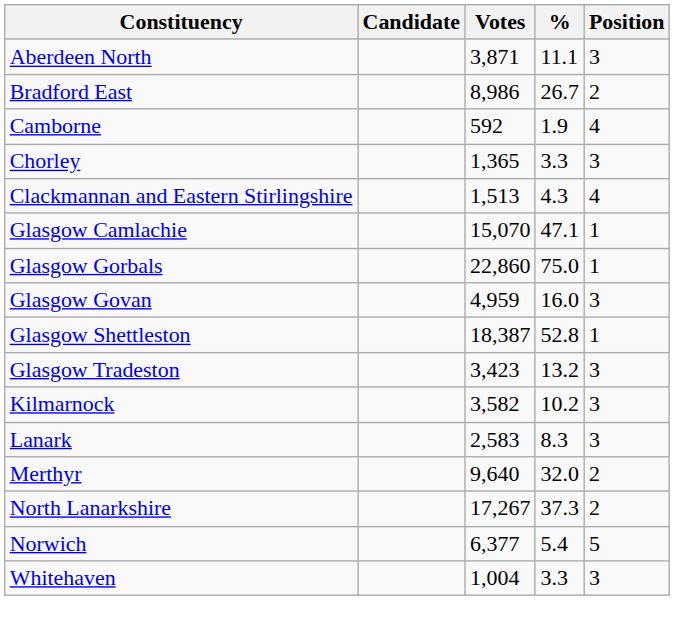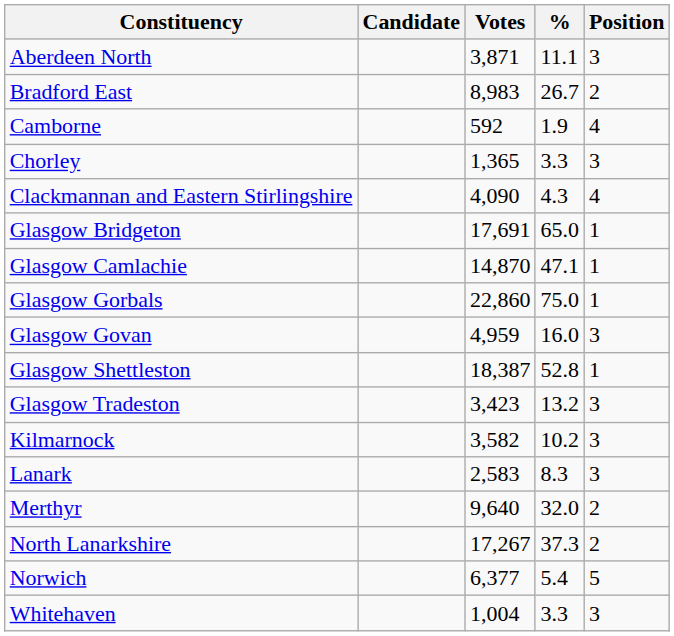(495, 91) 8,986 -> (495, 91) 8,983
(495, 195) 1,513 -> (495, 195) 4,090
+ row: (95, 230)
(500, 230) 15,070 -> (500, 265) 14,870
